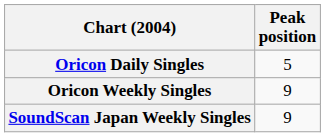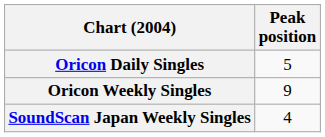(287, 117) 9 -> (287, 117) 4
